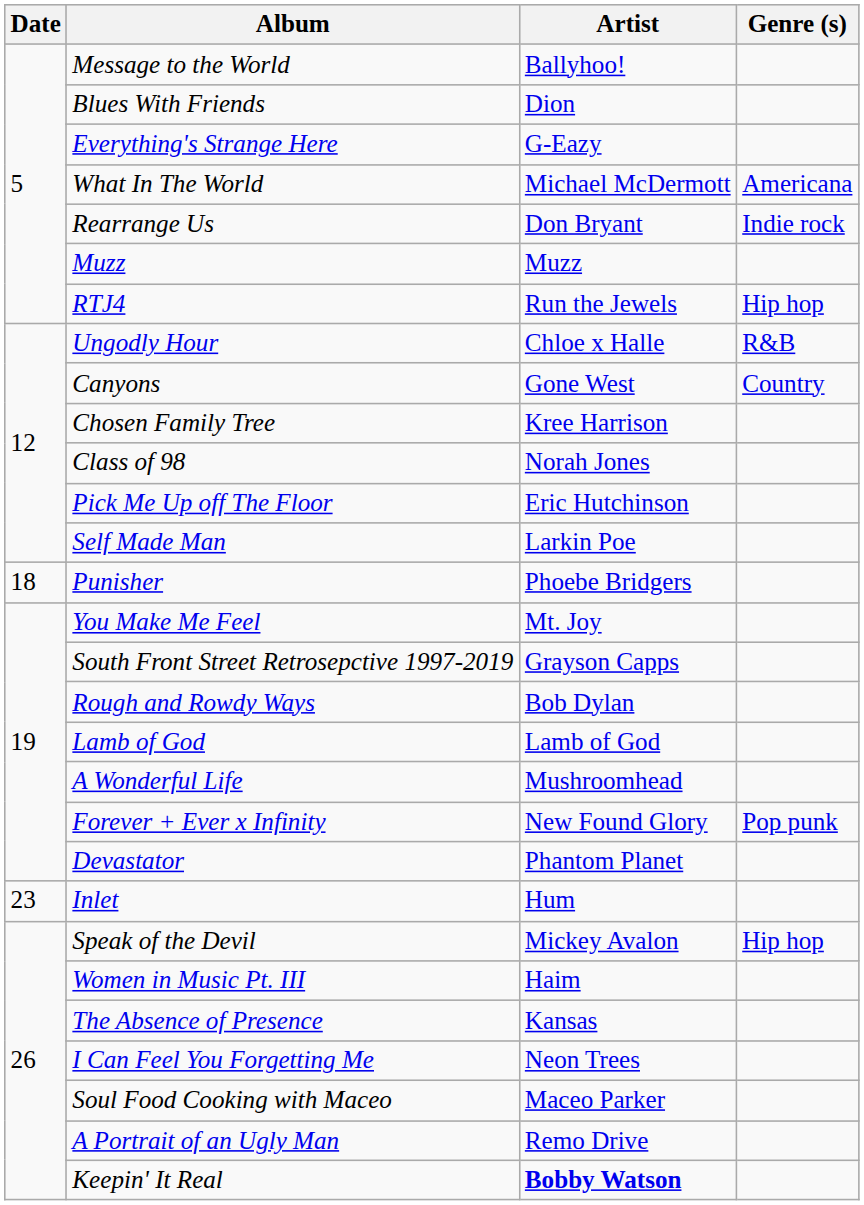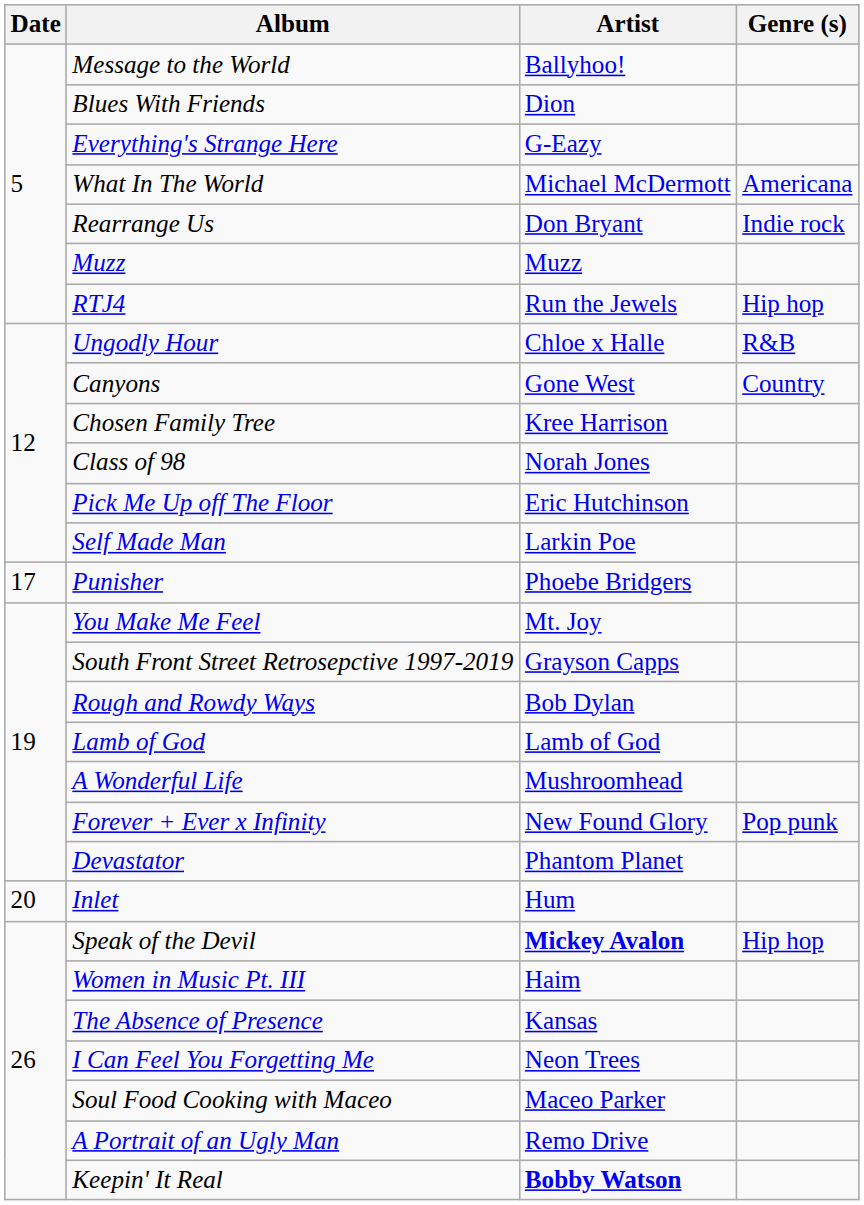(23, 582) 18 -> (23, 582) 17
(23, 900) 23 -> (23, 900) 20
(602, 940) normal -> (605, 940) bold
